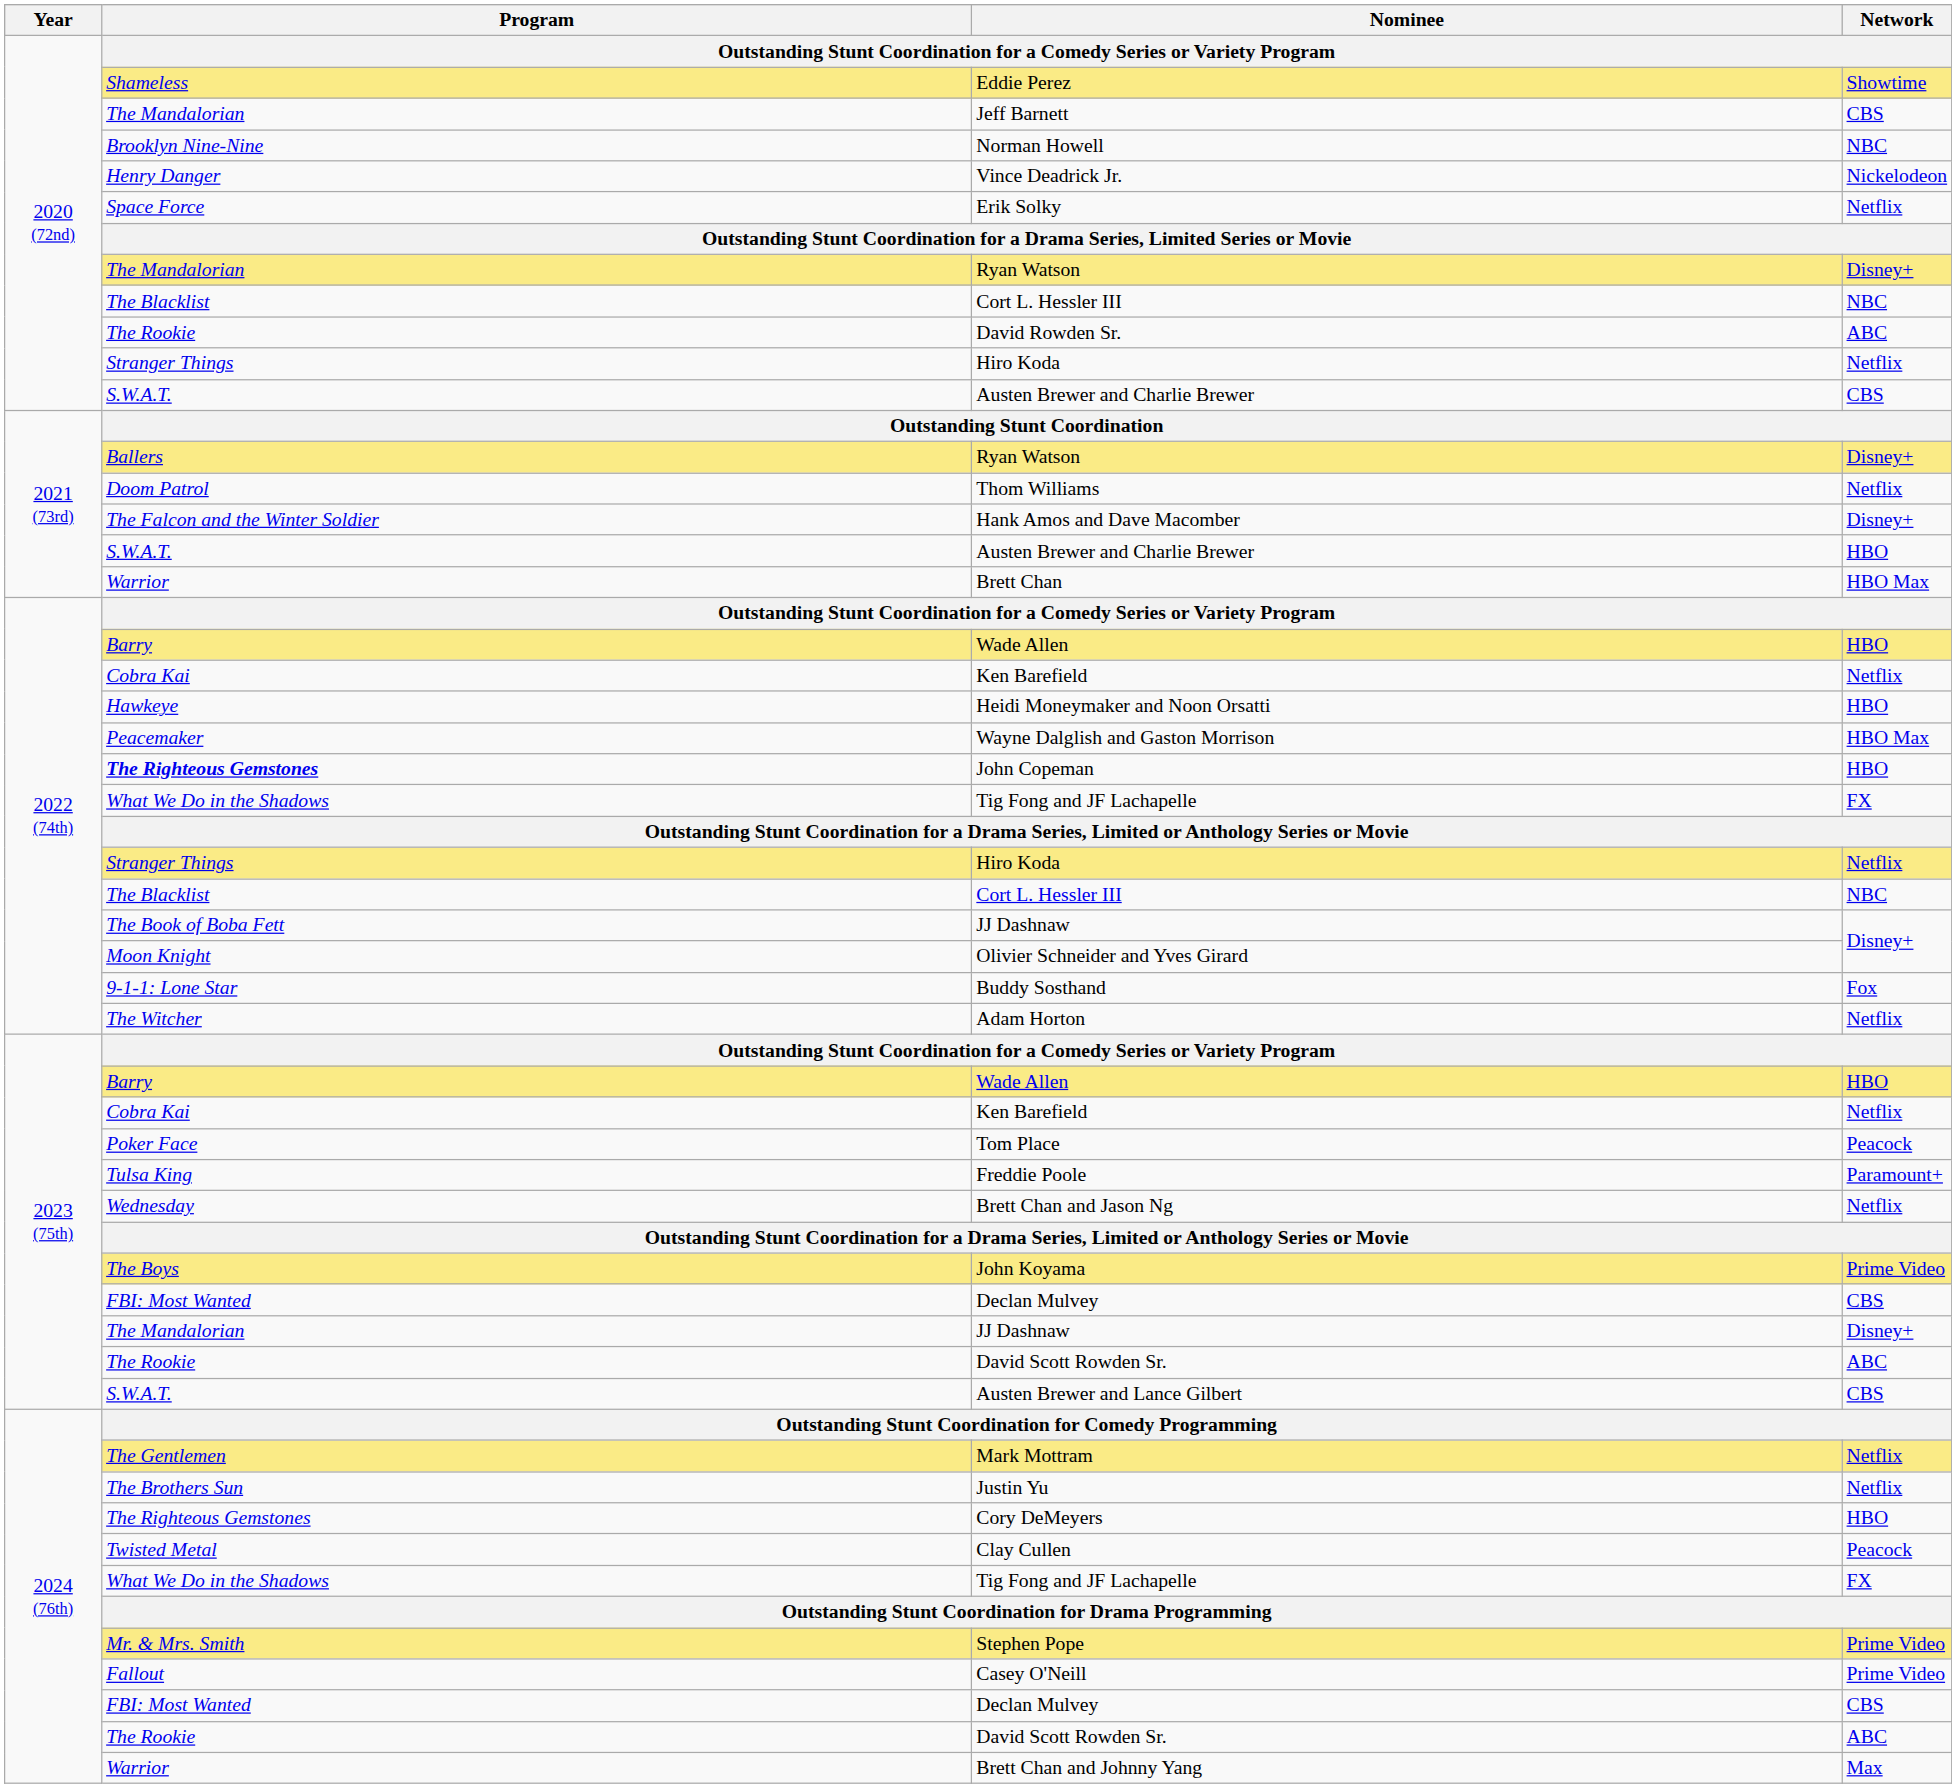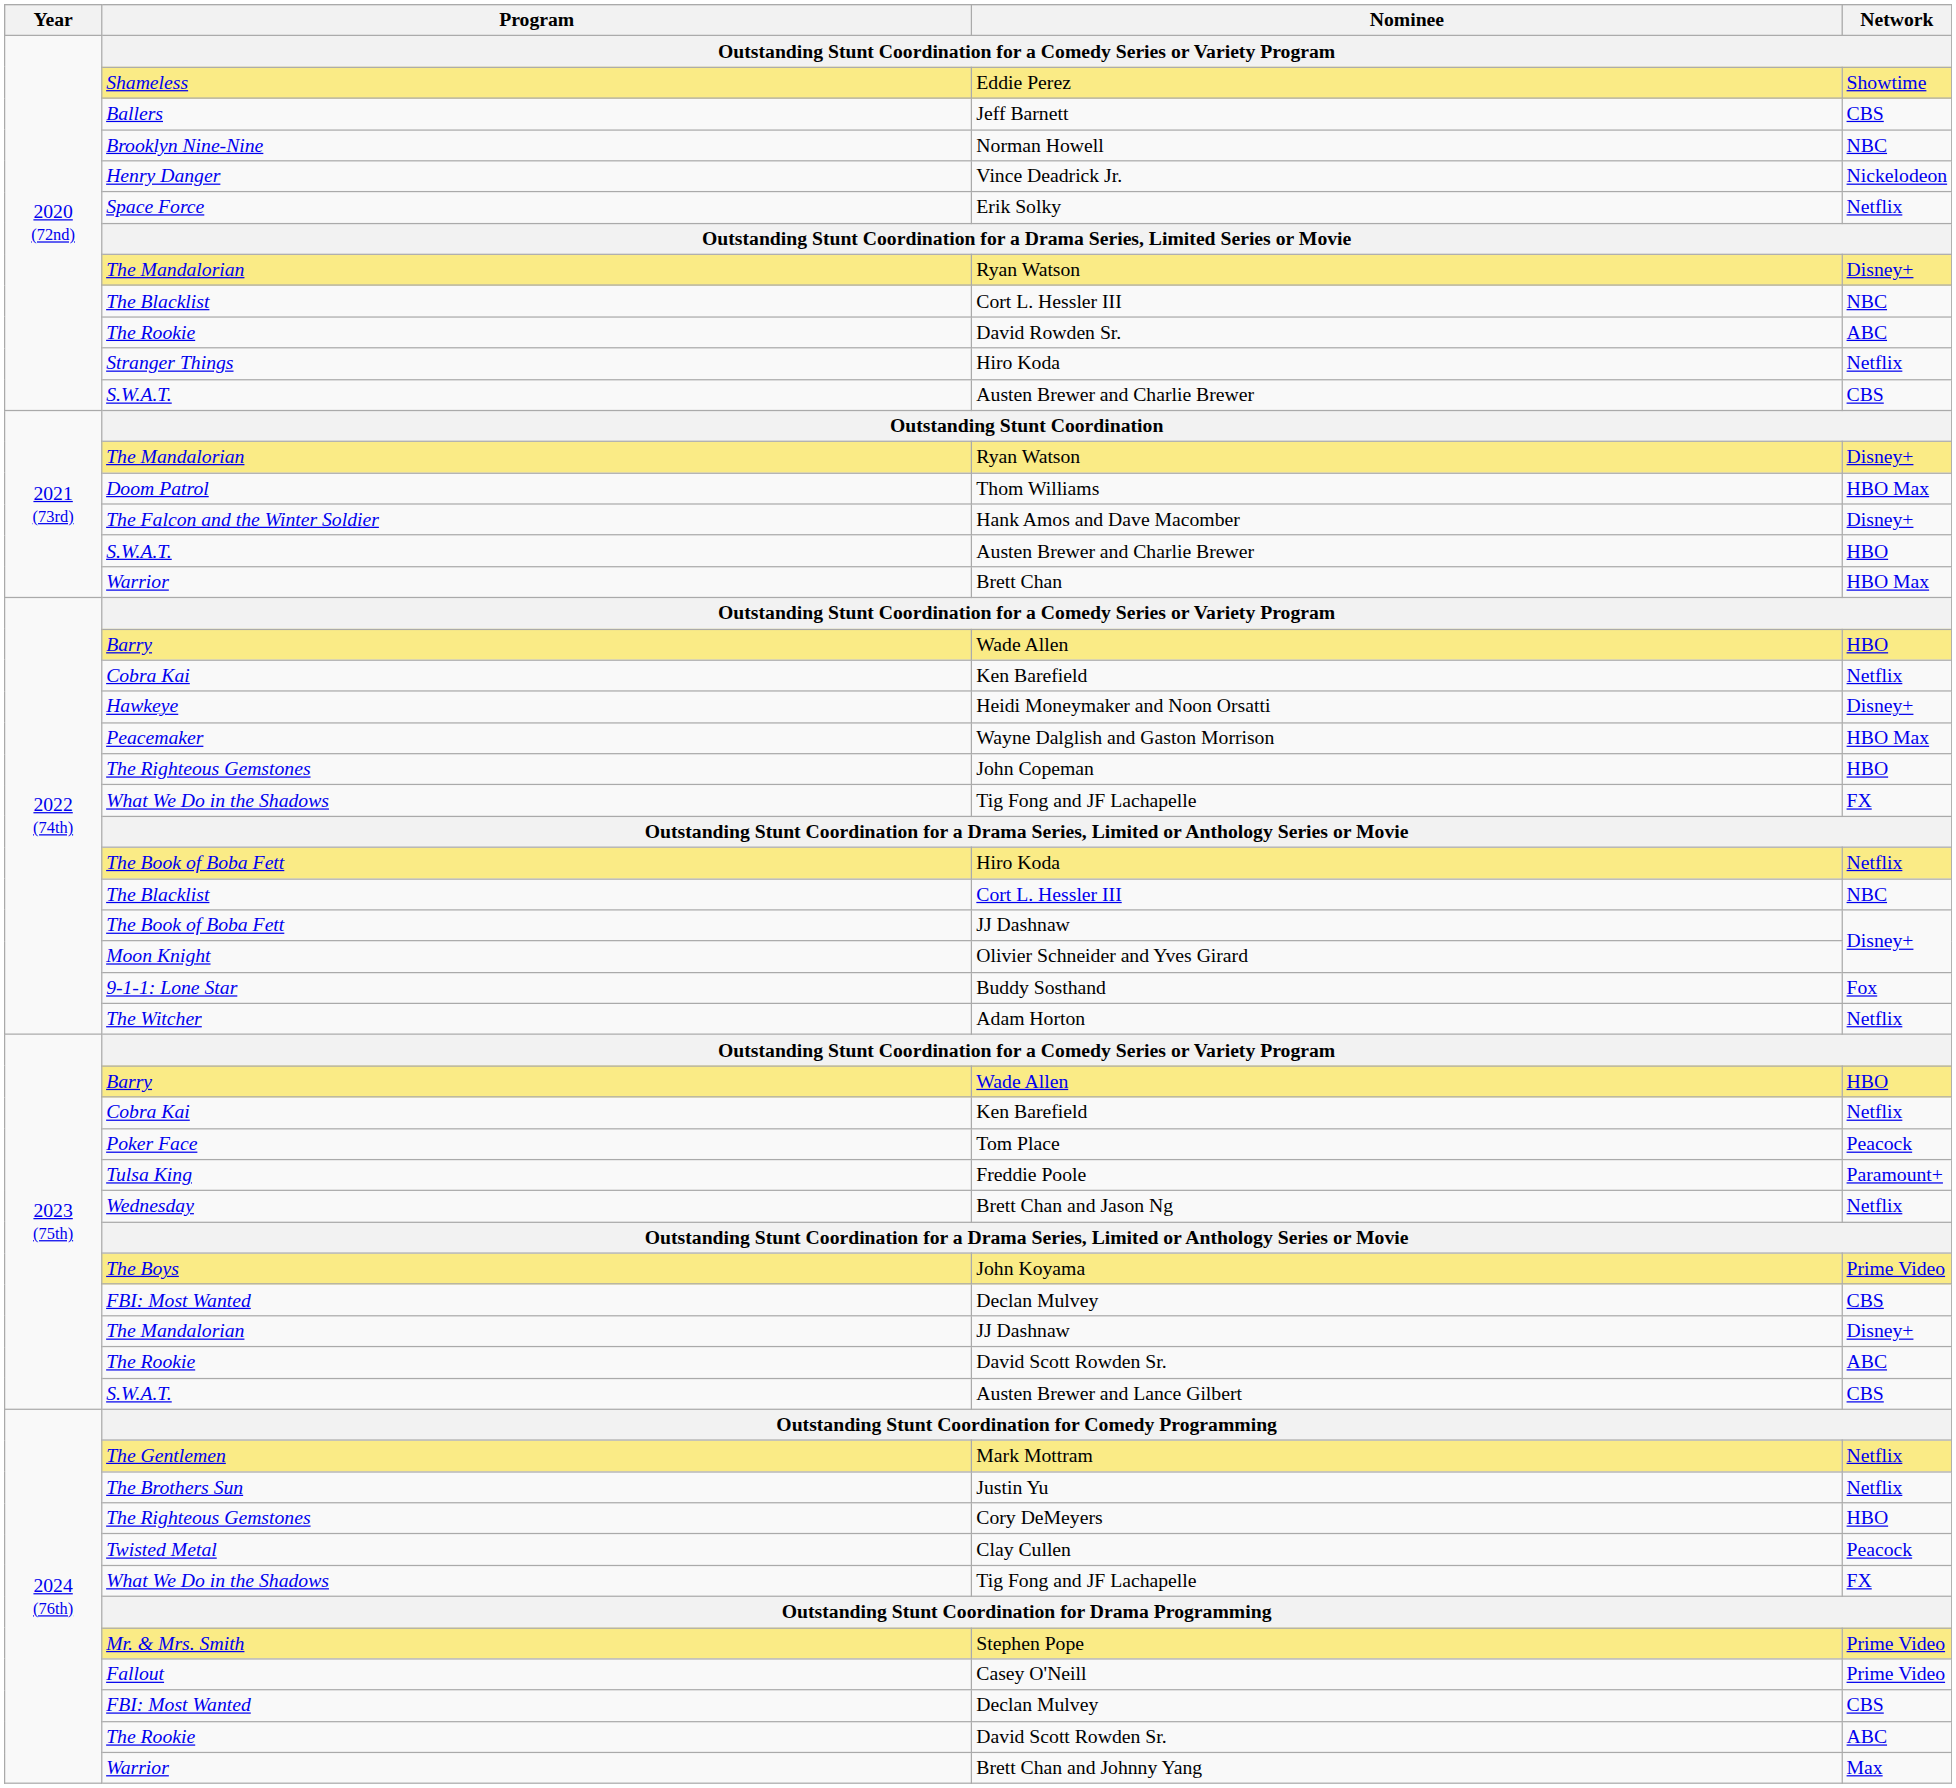(175, 113) The Mandalorian -> (135, 113) Ballers
(135, 457) Ballers -> (175, 457) The Mandalorian
(1874, 488) Netflix -> (1888, 488) HBO Max
(1867, 706) HBO -> (1880, 706) Disney+
(212, 769) bold -> (208, 769) normal
(170, 862) Stranger Things -> (195, 862) The Book of Boba Fett
